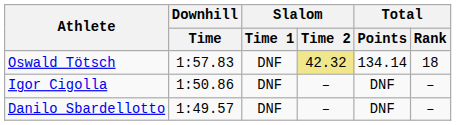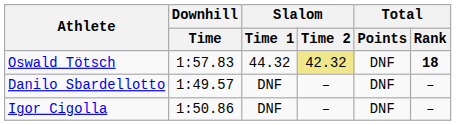(270, 62) DNF -> (270, 62) 44.32
(382, 62) 134.14 -> (382, 62) DNF
(430, 62) normal -> (430, 62) bold
rows swapped: (58, 85) <-> (87, 109)
